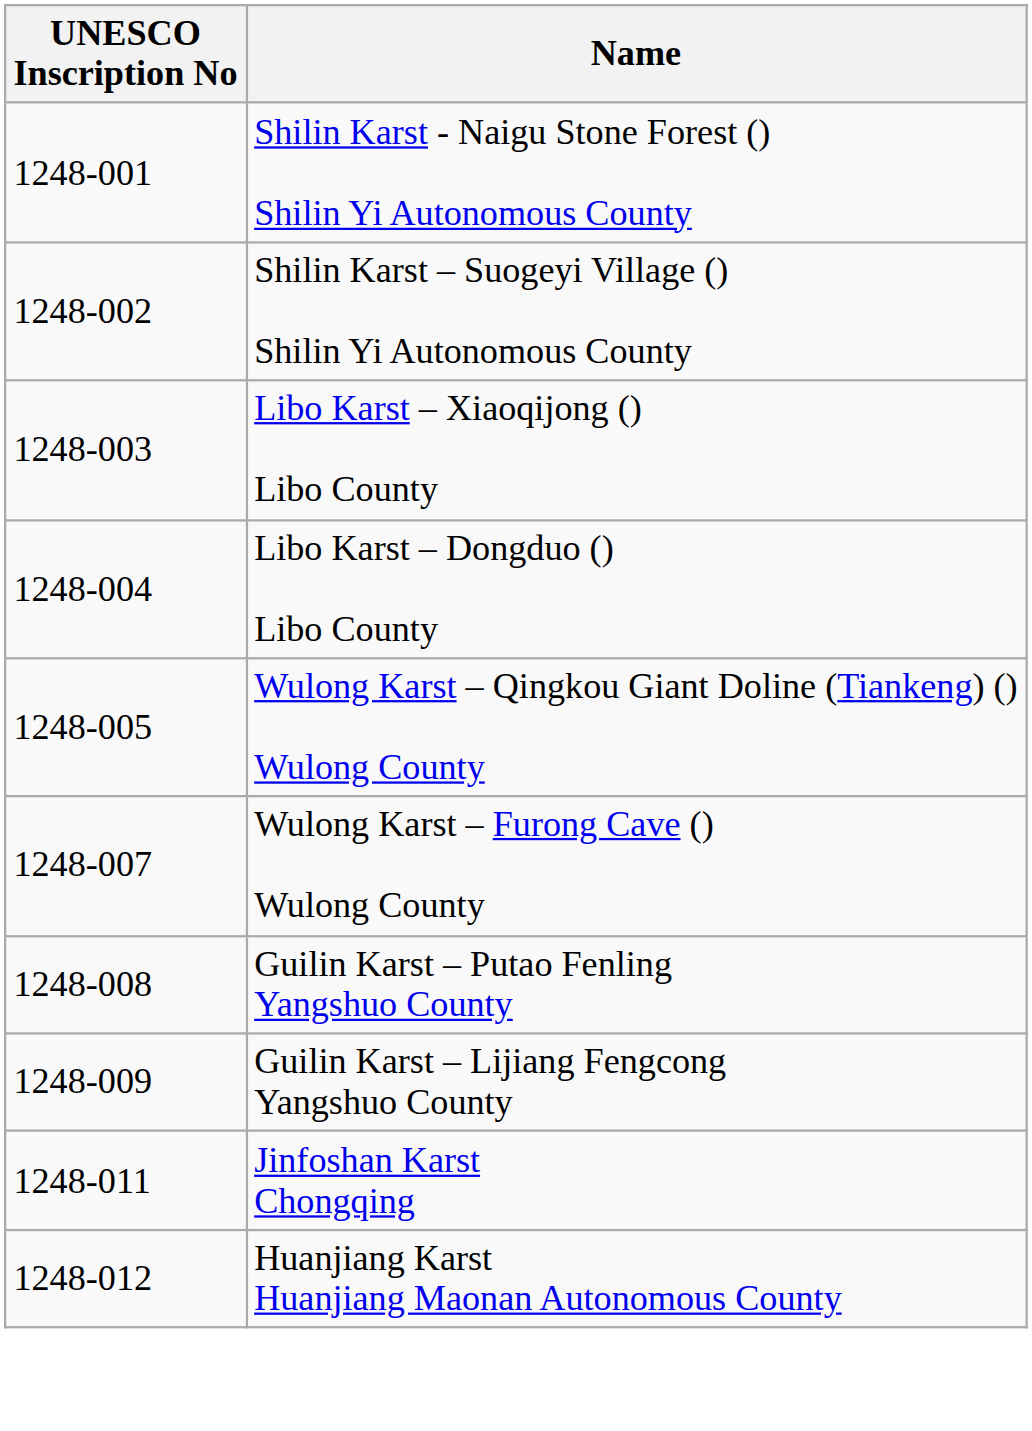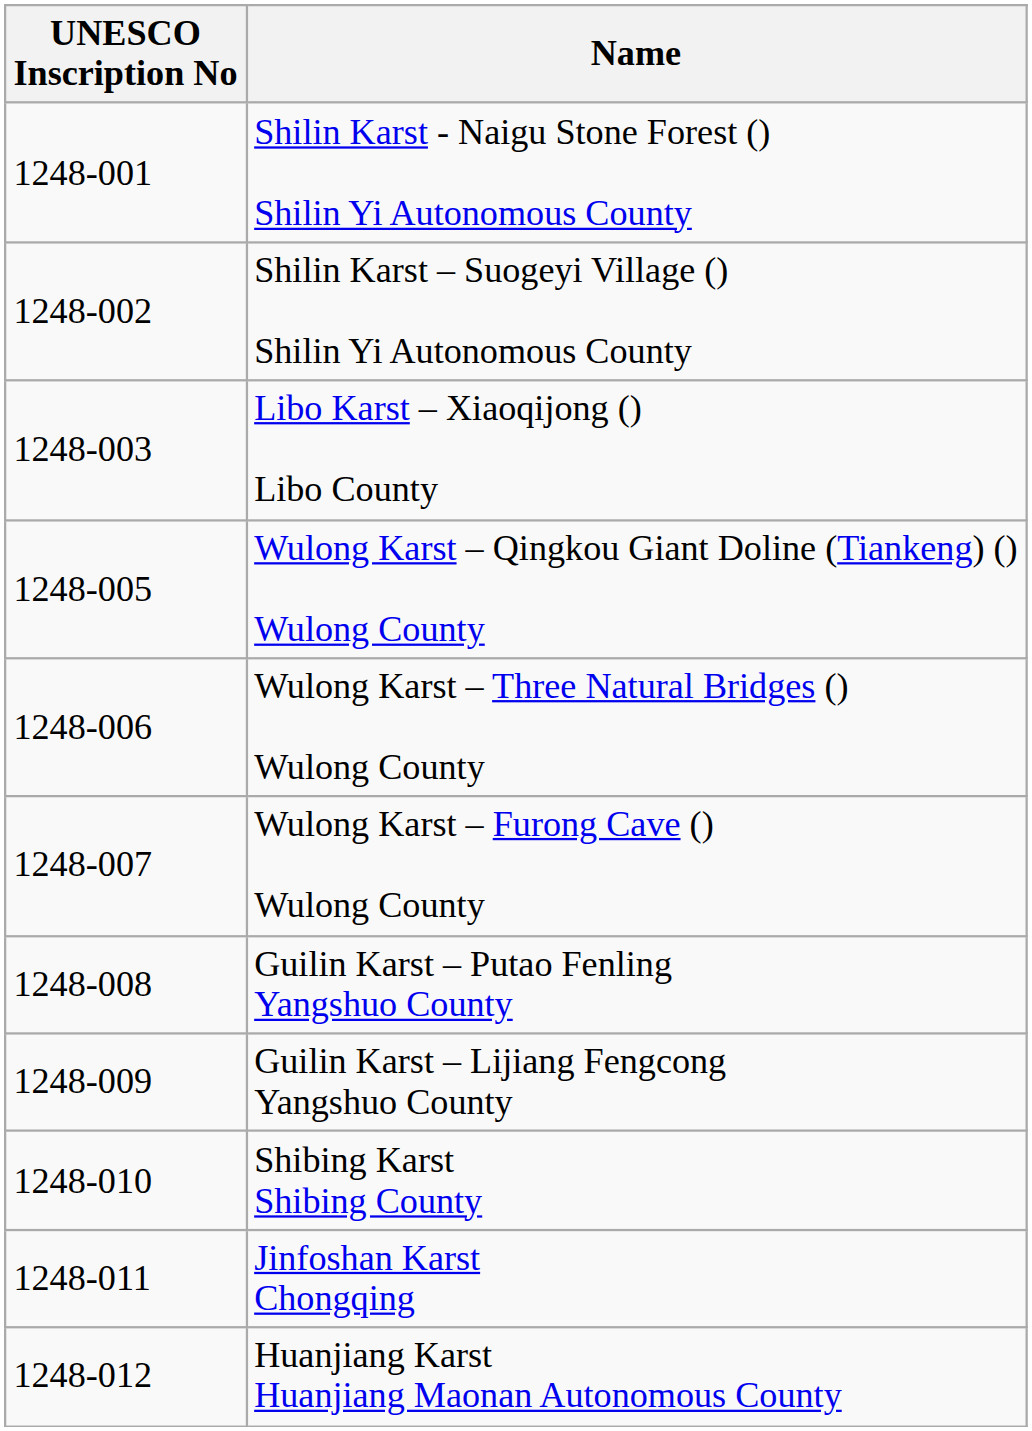- row: (434, 588)
+ row: (551, 726)
+ row: (368, 1179)
